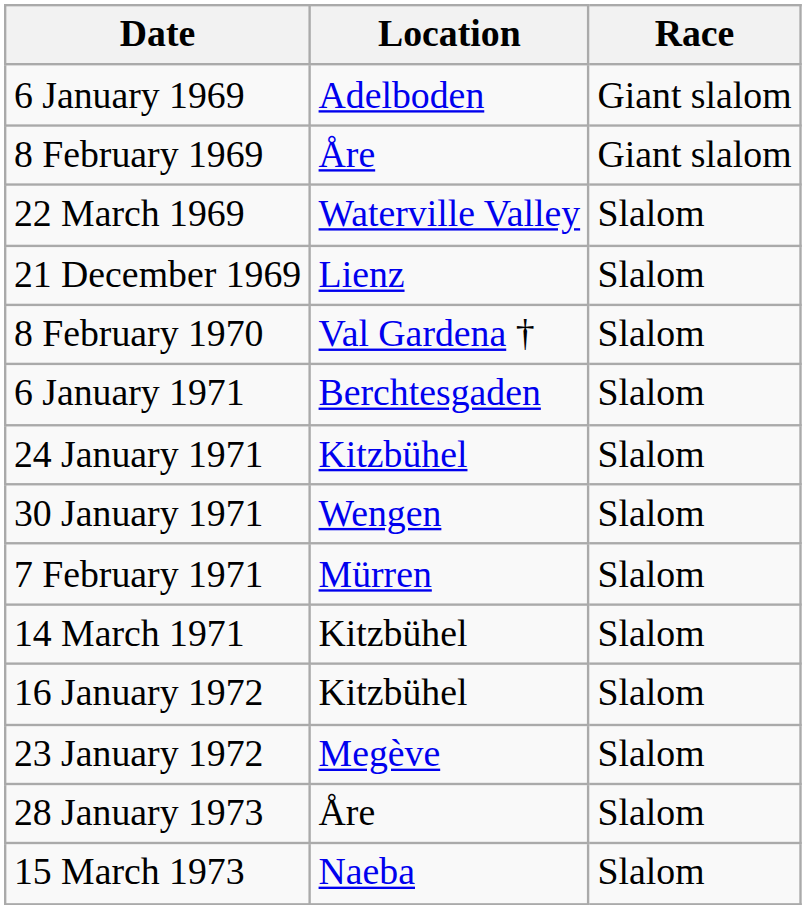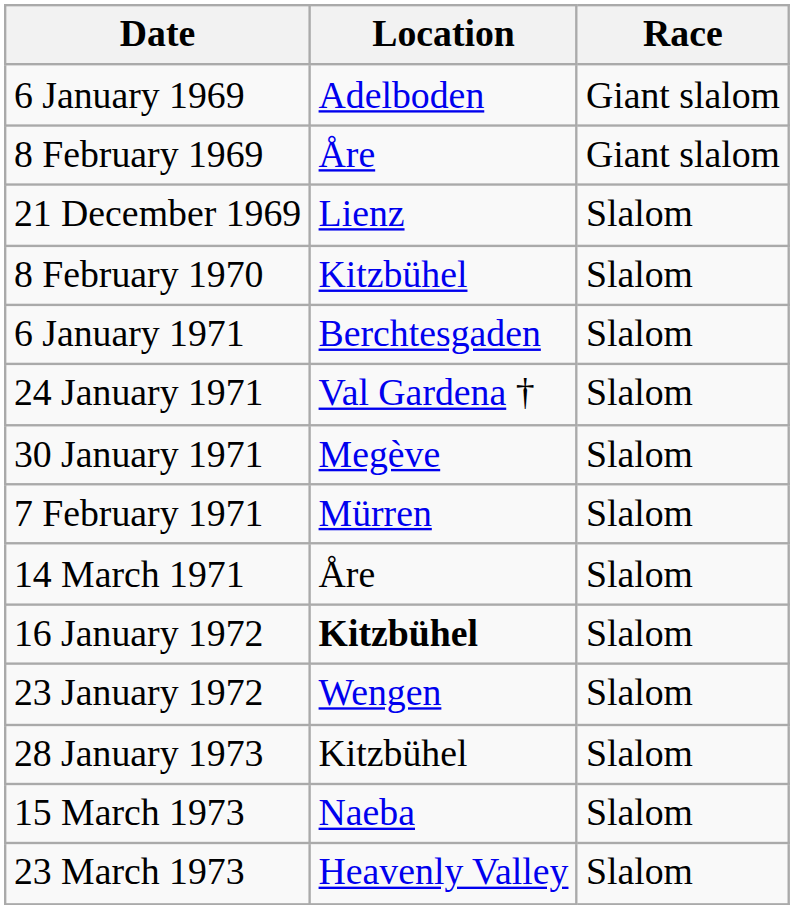- row: (129, 214)
(427, 333) Val Gardena † -> (393, 273) Kitzbühel
(393, 453) Kitzbühel -> (427, 393) Val Gardena †
(380, 513) Wengen -> (379, 453) Megève
(393, 633) Kitzbühel -> (347, 573) Åre
(393, 693) normal -> (398, 633) bold
(379, 753) Megève -> (380, 693) Wengen
(347, 812) Åre -> (393, 753) Kitzbühel
+ row: (129, 872)
